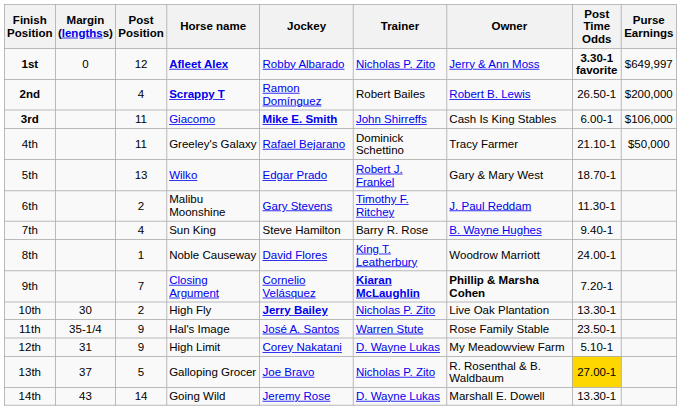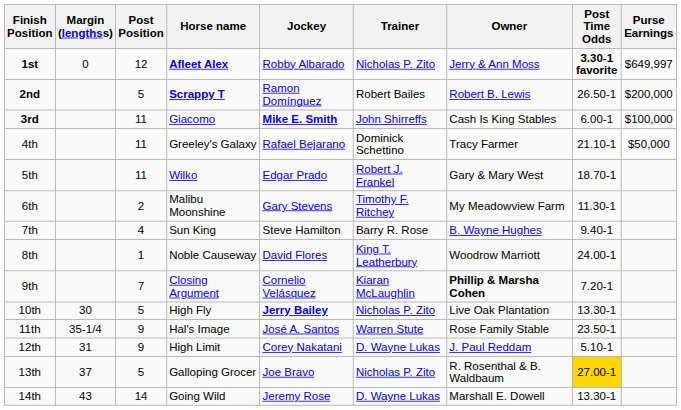(141, 95) 4 -> (141, 95) 5
(649, 120) $106,000 -> (649, 120) $100,000
(141, 175) 13 -> (141, 175) 11
(490, 206) J. Paul Reddam -> (507, 206) My Meadowview Farm
(388, 286) bold -> (385, 286) normal
(141, 311) 2 -> (141, 311) 5
(507, 347) My Meadowview Farm -> (490, 347) J. Paul Reddam
